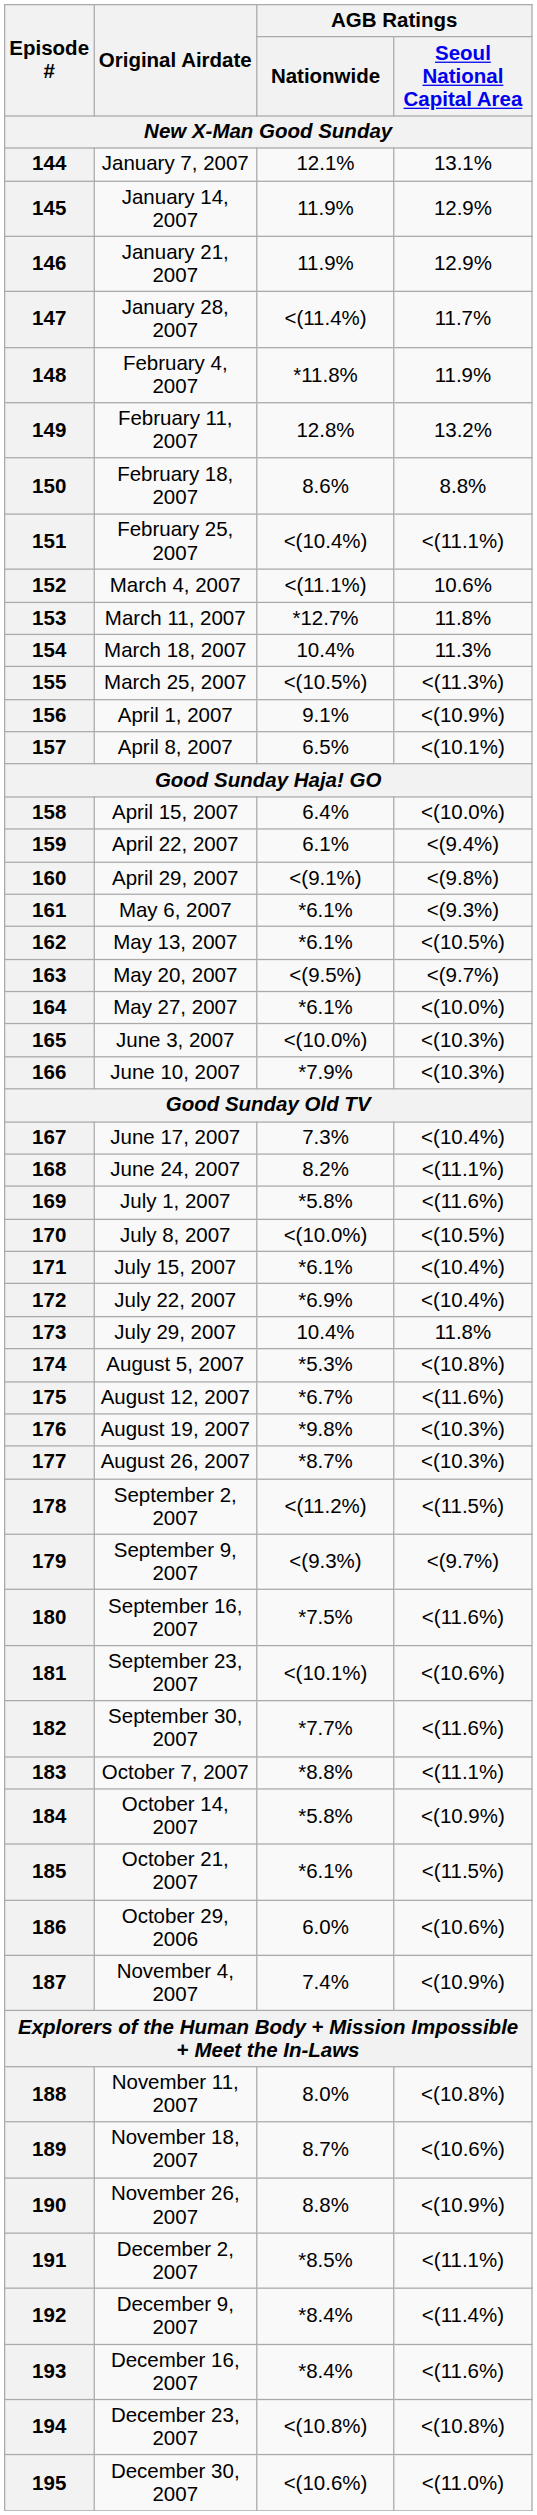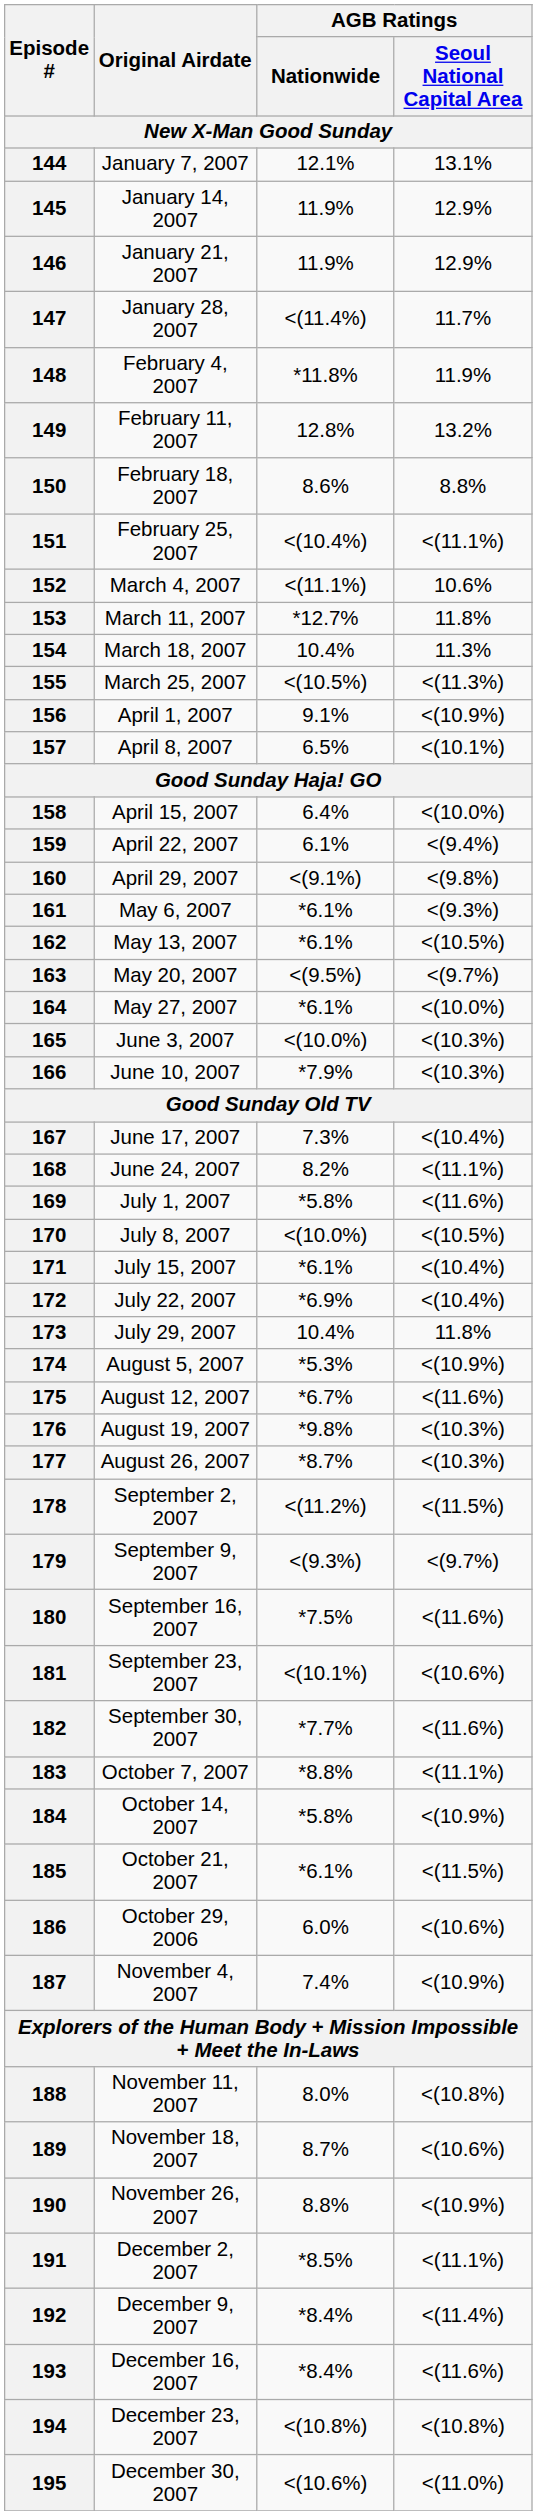(463, 1364) <(10.8%) -> (463, 1364) <(10.9%)
